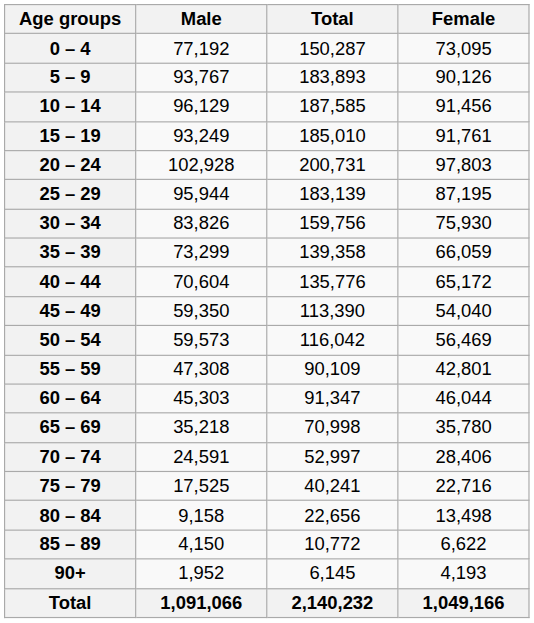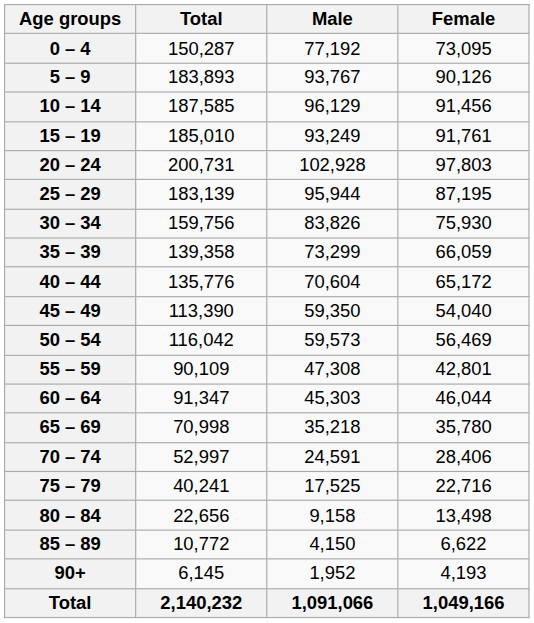columns swapped: (332, 19) <-> (201, 19)
